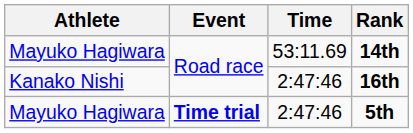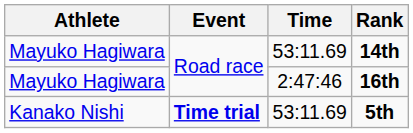(66, 82) Kanako Nishi -> (87, 82) Mayuko Hagiwara
(87, 113) Mayuko Hagiwara -> (66, 113) Kanako Nishi
(310, 113) 2:47:46 -> (310, 113) 53:11.69
